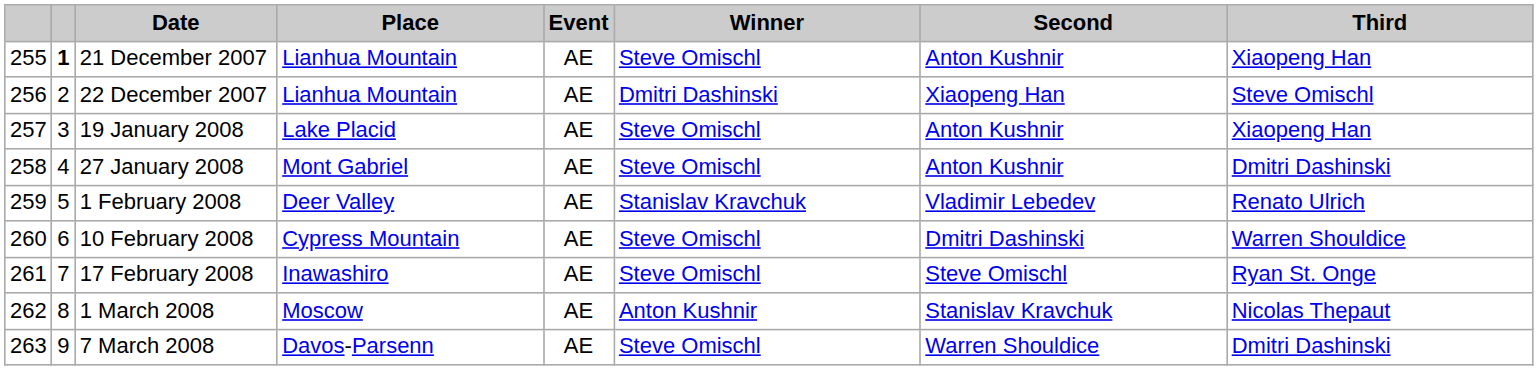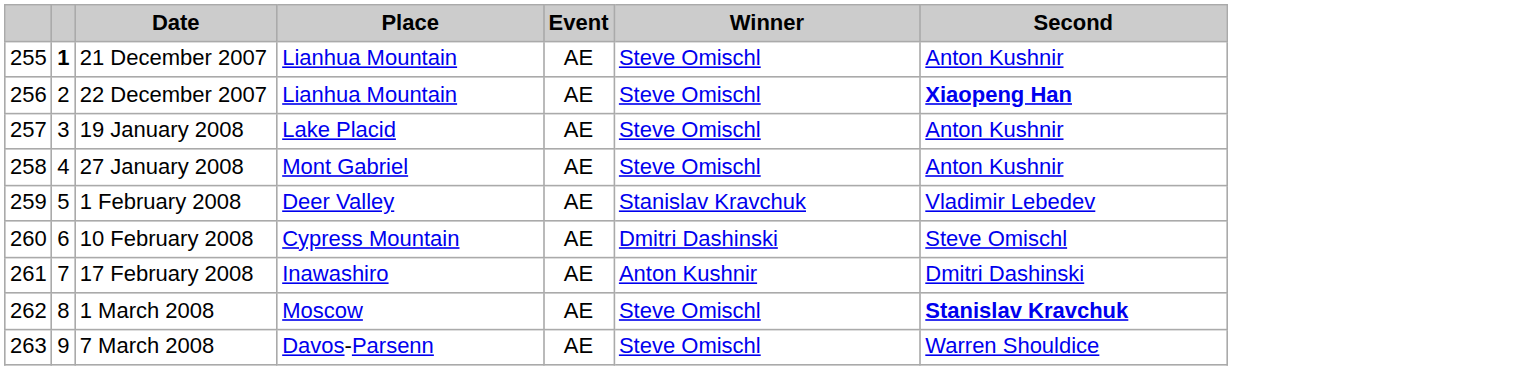- column: (1380, 22)
(698, 94) Dmitri Dashinski -> (690, 94) Steve Omischl
(995, 94) normal -> (999, 94) bold
(690, 238) Steve Omischl -> (698, 238) Dmitri Dashinski
(1005, 238) Dmitri Dashinski -> (996, 238) Steve Omischl
(690, 274) Steve Omischl -> (688, 274) Anton Kushnir
(996, 274) Steve Omischl -> (1005, 274) Dmitri Dashinski
(688, 310) Anton Kushnir -> (690, 310) Steve Omischl
(1019, 310) normal -> (1027, 310) bold
